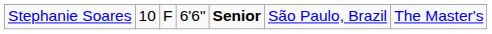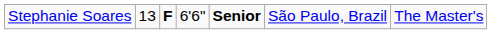(147, 16) 10 -> (147, 16) 13
(168, 16) normal -> (168, 16) bold
